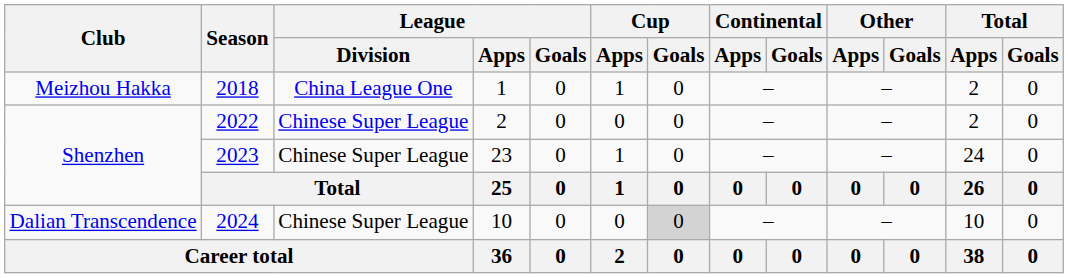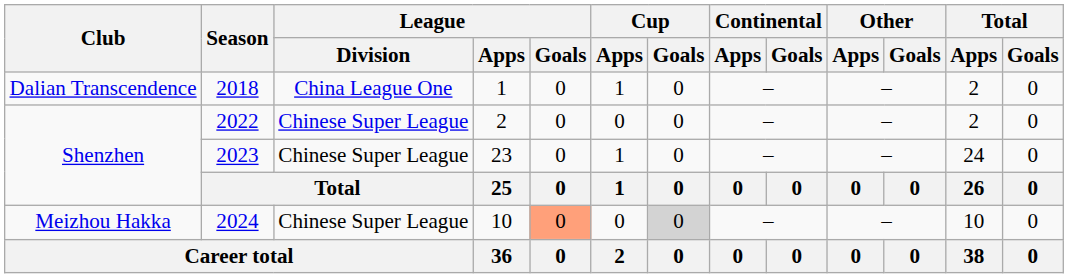(103, 88) Meizhou Hakka -> (103, 88) Dalian Transcendence
(103, 222) Dalian Transcendence -> (103, 222) Meizhou Hakka
(561, 222) no background -> (561, 222) lightsalmon background
